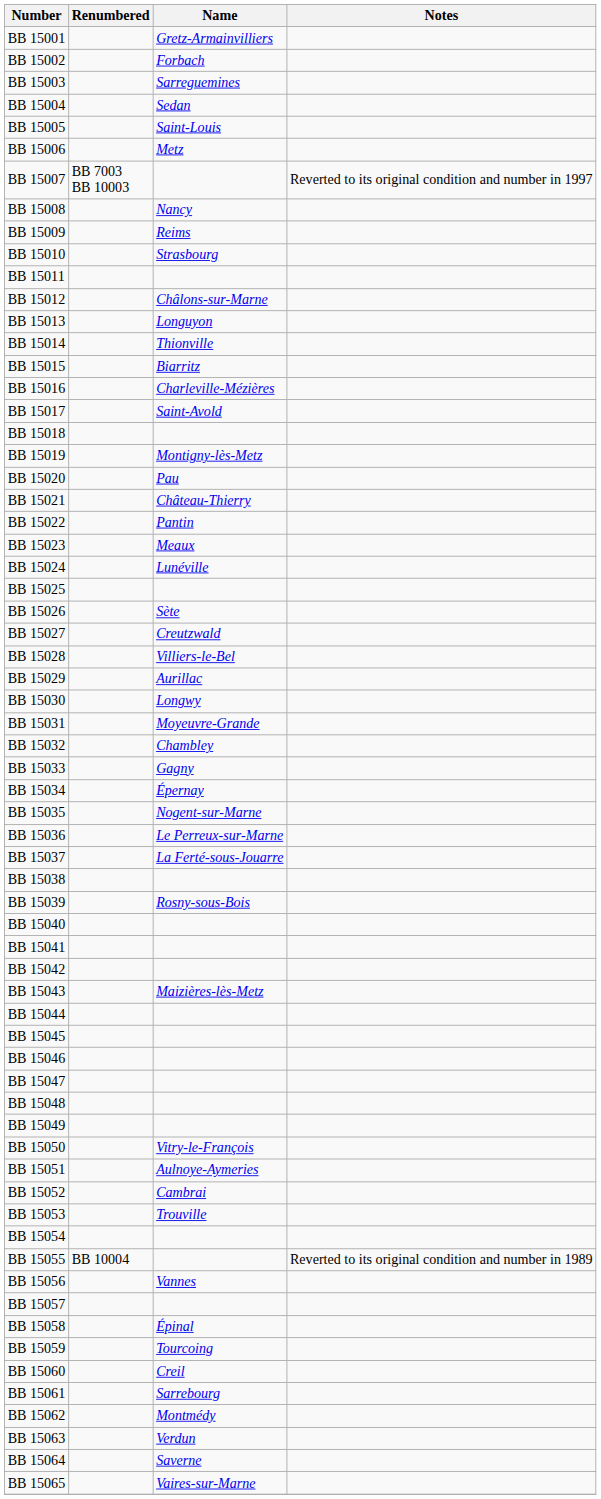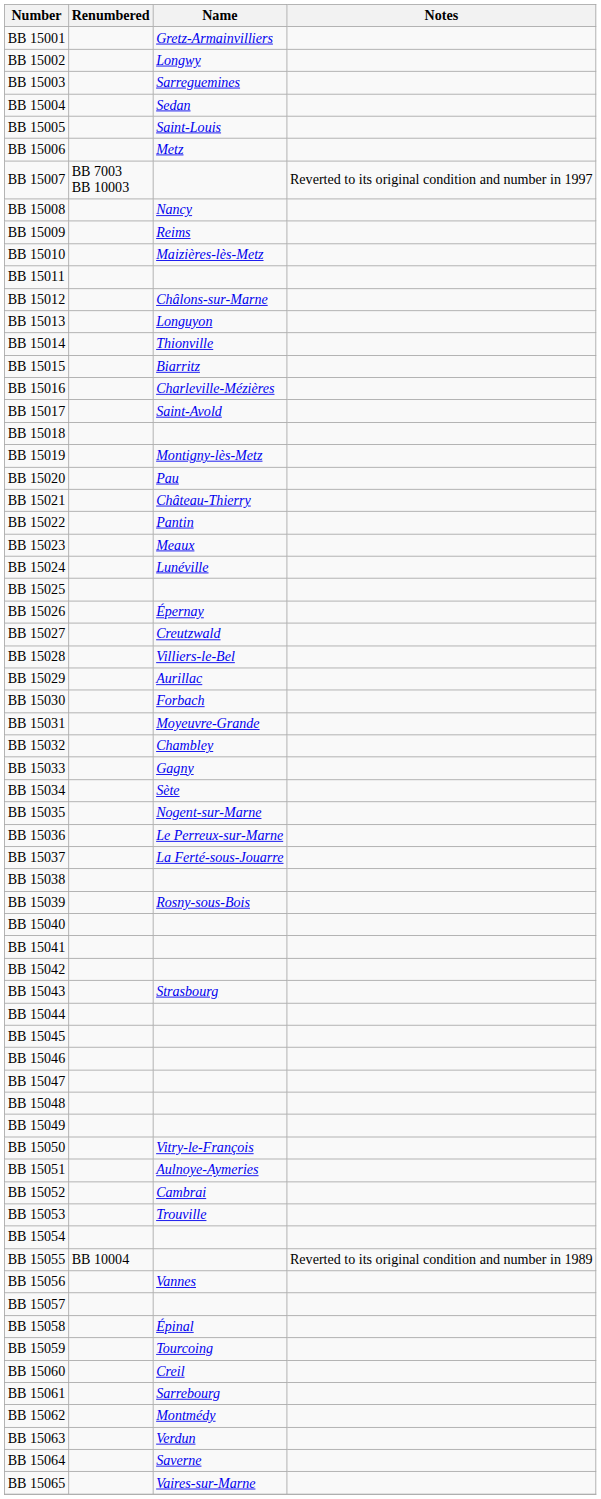(180, 60) Forbach -> (178, 60) Longwy
(187, 254) Strasbourg -> (210, 254) Maizières-lès-Metz
(168, 612) Sète -> (180, 612) Épernay
(178, 701) Longwy -> (180, 701) Forbach
(180, 790) Épernay -> (168, 790) Sète
(210, 991) Maizières-lès-Metz -> (187, 991) Strasbourg
